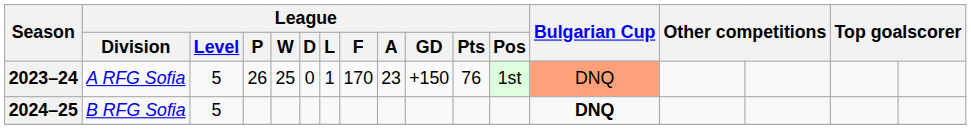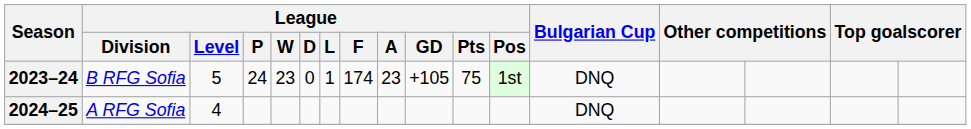(136, 78) A RFG Sofia -> (136, 78) B RFG Sofia
(257, 78) 26 -> (257, 78) 24
(285, 78) 25 -> (285, 78) 23
(358, 78) 170 -> (358, 78) 174
(429, 78) +150 -> (429, 78) +105
(471, 78) 76 -> (471, 78) 75
(595, 78) lightsalmon background -> (595, 78) no background
(136, 110) B RFG Sofia -> (136, 110) A RFG Sofia
(217, 110) 5 -> (217, 110) 4
(595, 110) bold -> (595, 110) normal
